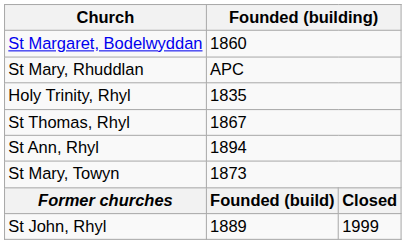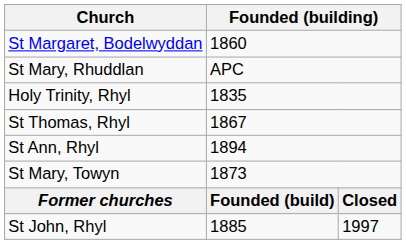(228, 226) 1889 -> (228, 226) 1885
(361, 226) 1999 -> (361, 226) 1997
